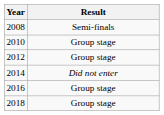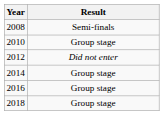(93, 58) Group stage -> (93, 58) Did not enter
(93, 73) Did not enter -> (93, 73) Group stage
